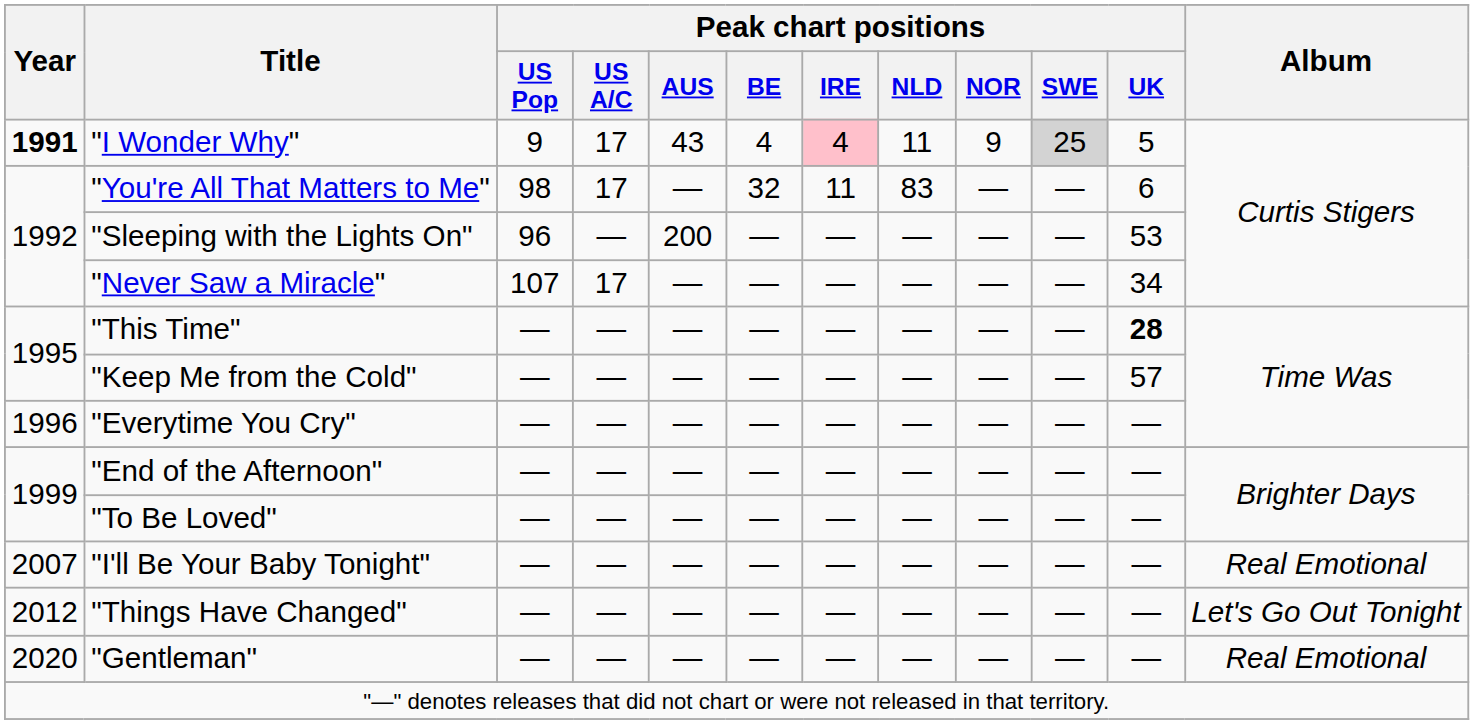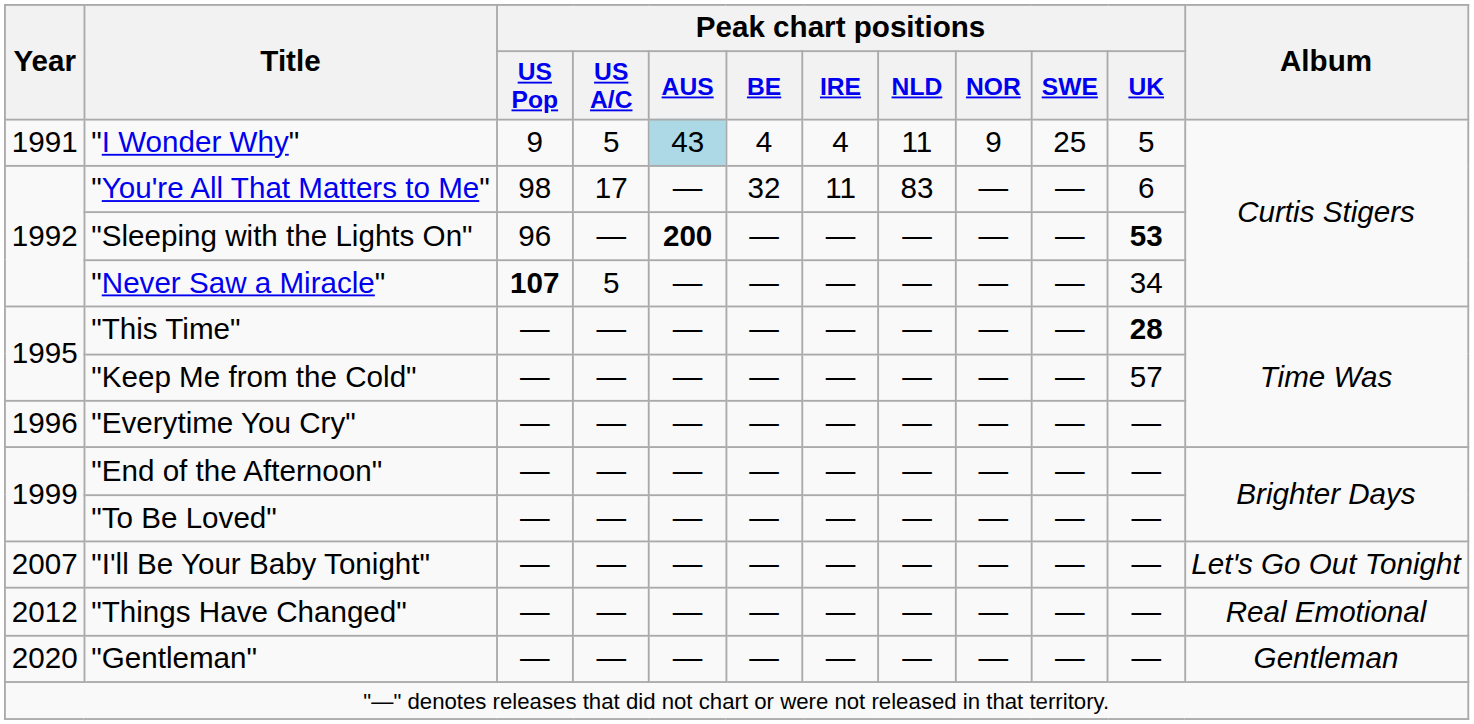(45, 142) bold -> (45, 142) normal
(611, 142) 17 -> (611, 142) 5
(688, 142) no background -> (688, 142) lightblue background
(841, 142) pink background -> (841, 142) no background
(1070, 142) lightgrey background -> (1070, 142) no background
(688, 235) normal -> (688, 235) bold
(1146, 235) normal -> (1146, 235) bold
(535, 282) normal -> (535, 282) bold
(611, 282) 17 -> (611, 282) 5
(1326, 564) Real Emotional -> (1326, 564) Let's Go Out Tonight
(1326, 611) Let's Go Out Tonight -> (1326, 611) Real Emotional
(1326, 658) Real Emotional -> (1326, 658) Gentleman
